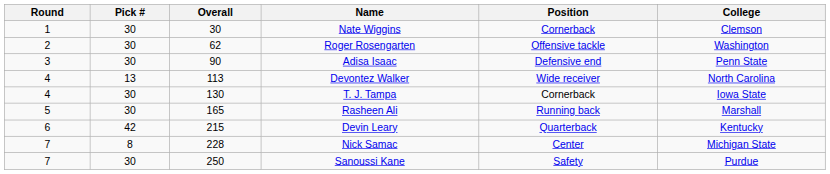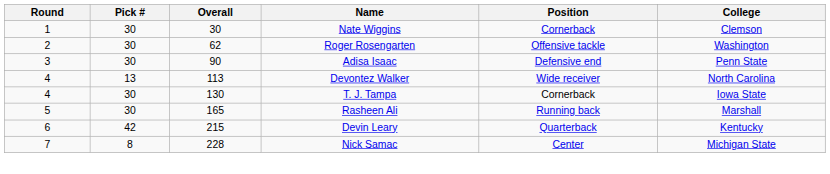- row: (370, 161)
